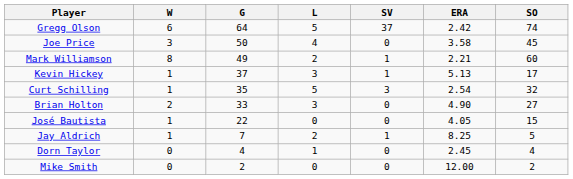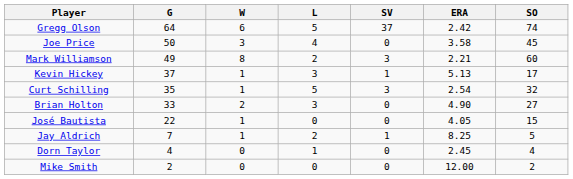columns swapped: (242, 12) <-> (169, 12)
(387, 58) 1 -> (387, 58) 3
